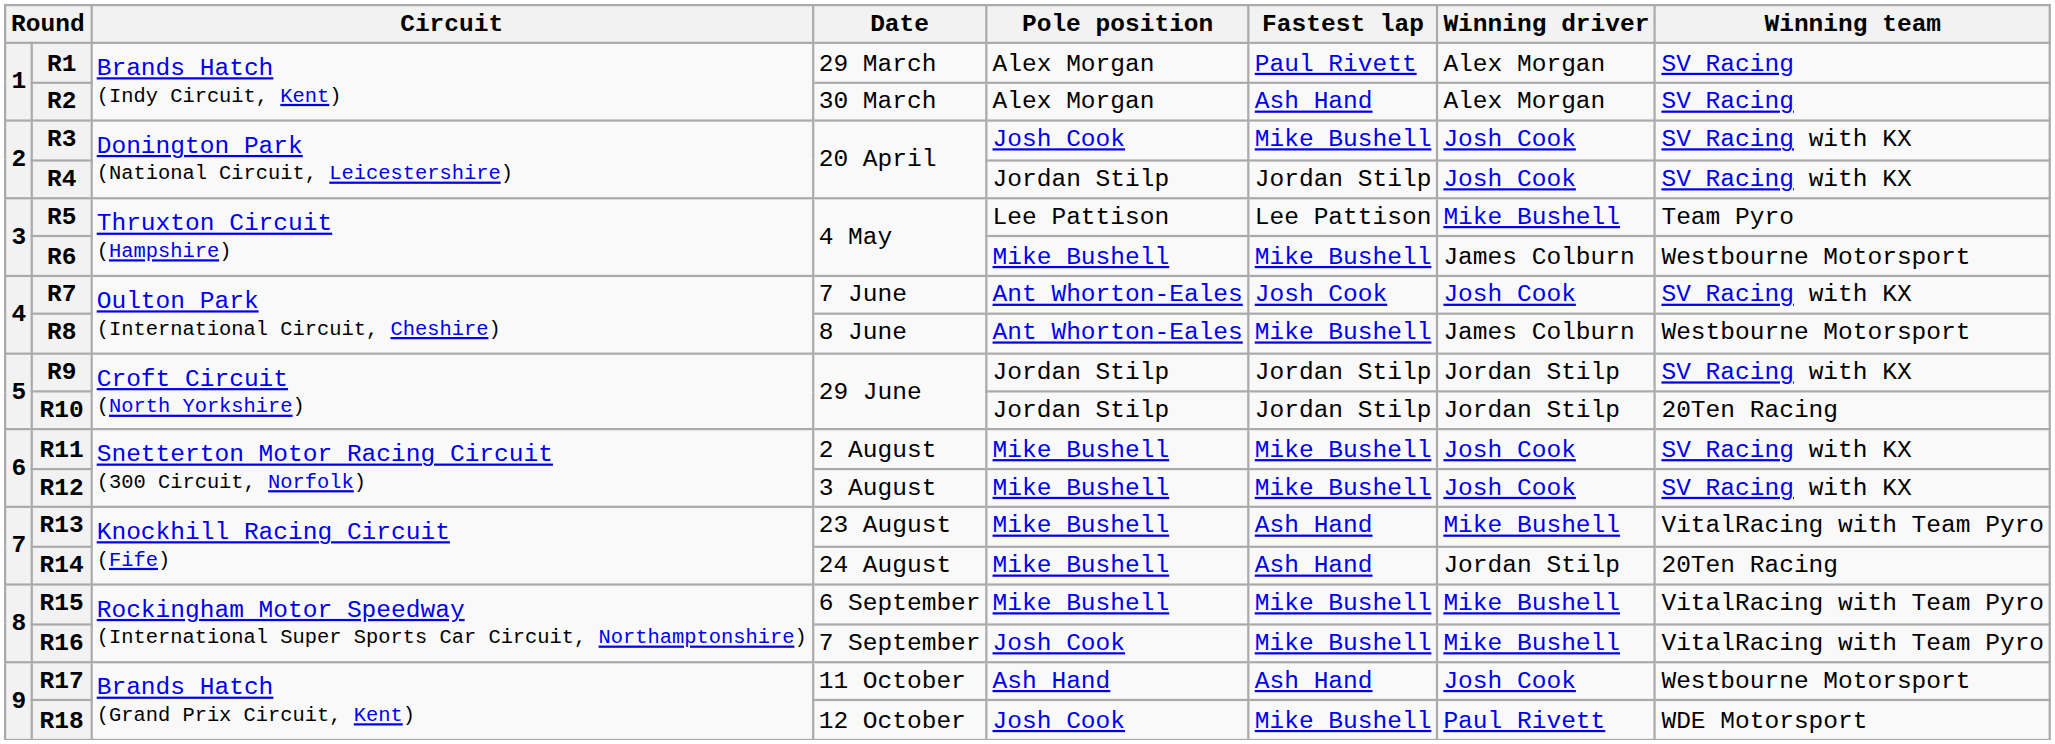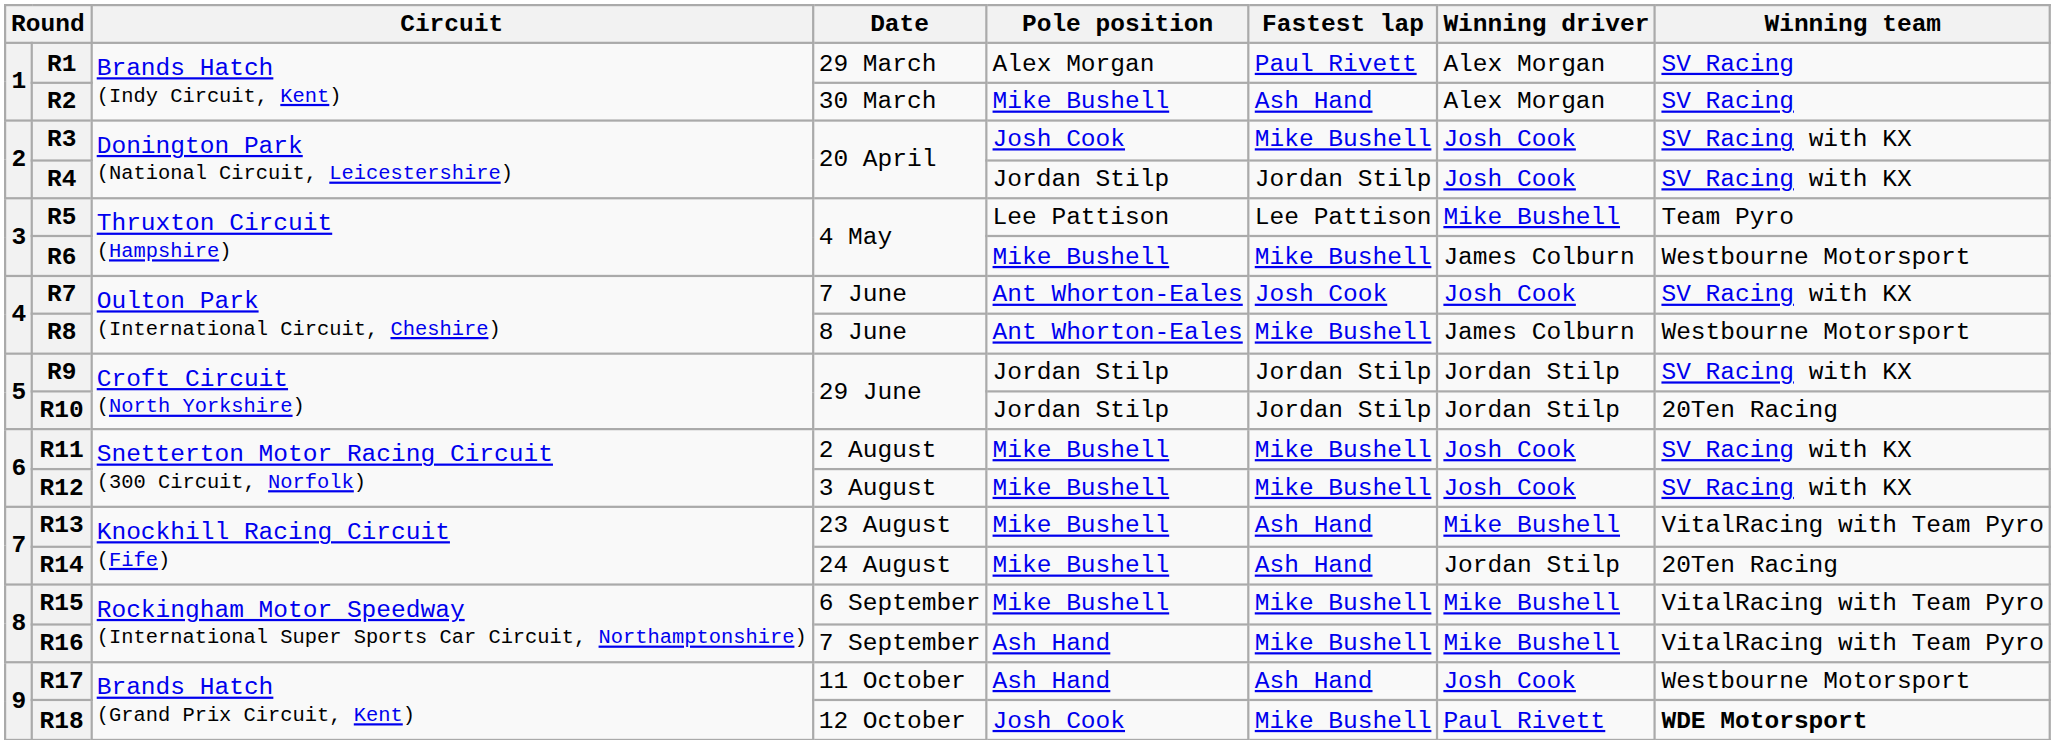(1074, 102) Alex Morgan -> (1081, 102) Mike Bushell
(1059, 643) Josh Cook -> (1051, 643) Ash Hand
(1764, 720) normal -> (1764, 720) bold
